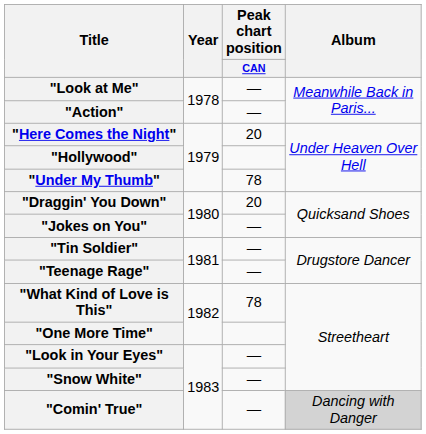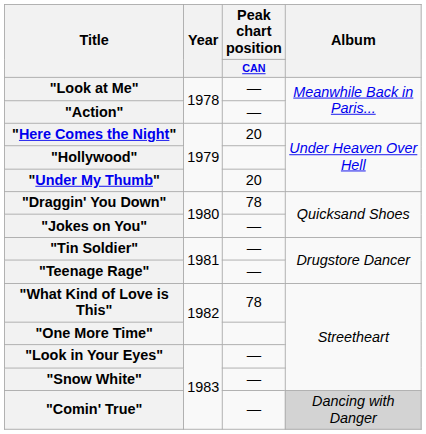(254, 180) 78 -> (254, 180) 20
(254, 203) 20 -> (254, 203) 78
